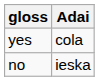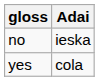rows swapped: (20, 40) <-> (17, 64)
